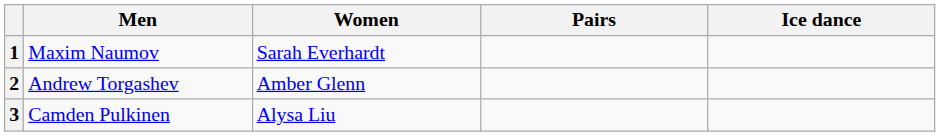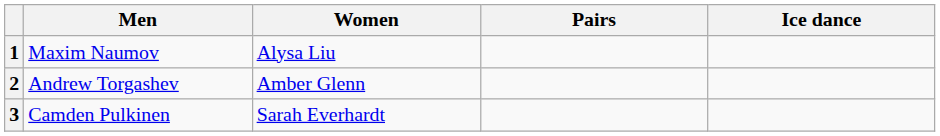(321, 51) Sarah Everhardt -> (296, 51) Alysa Liu
(296, 114) Alysa Liu -> (321, 114) Sarah Everhardt
